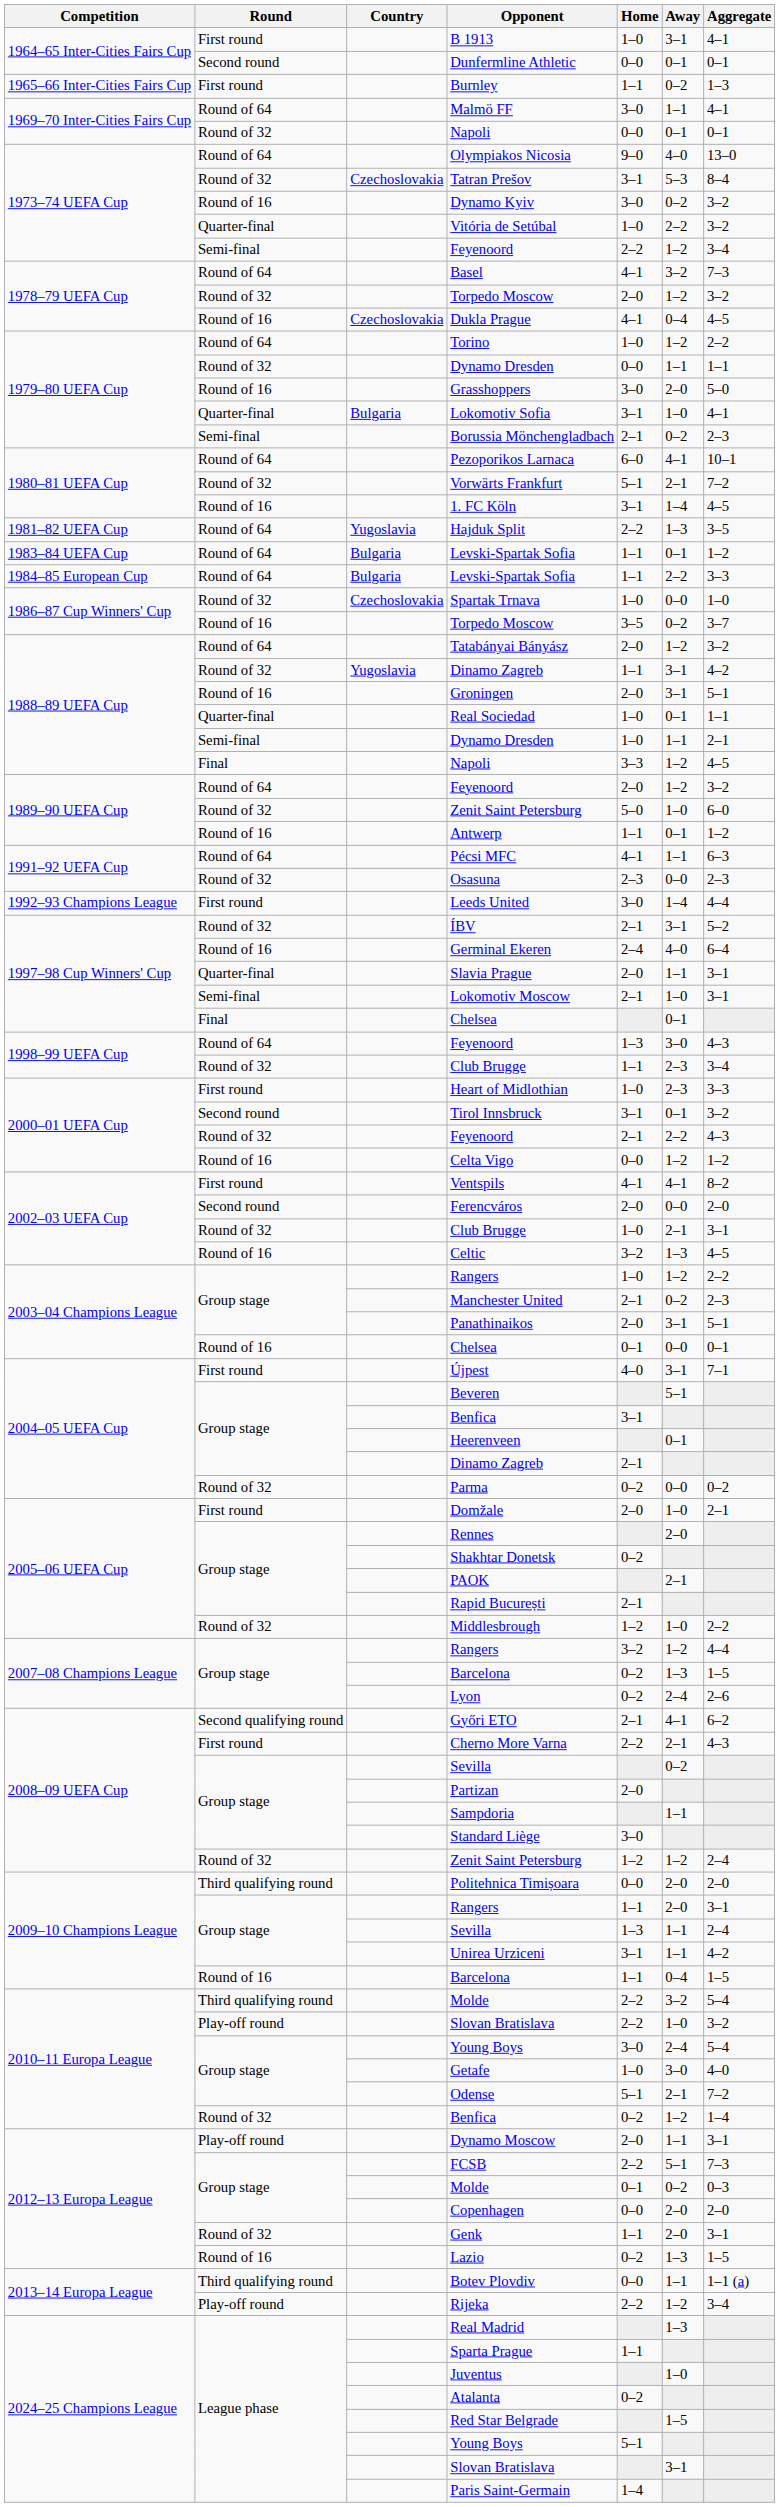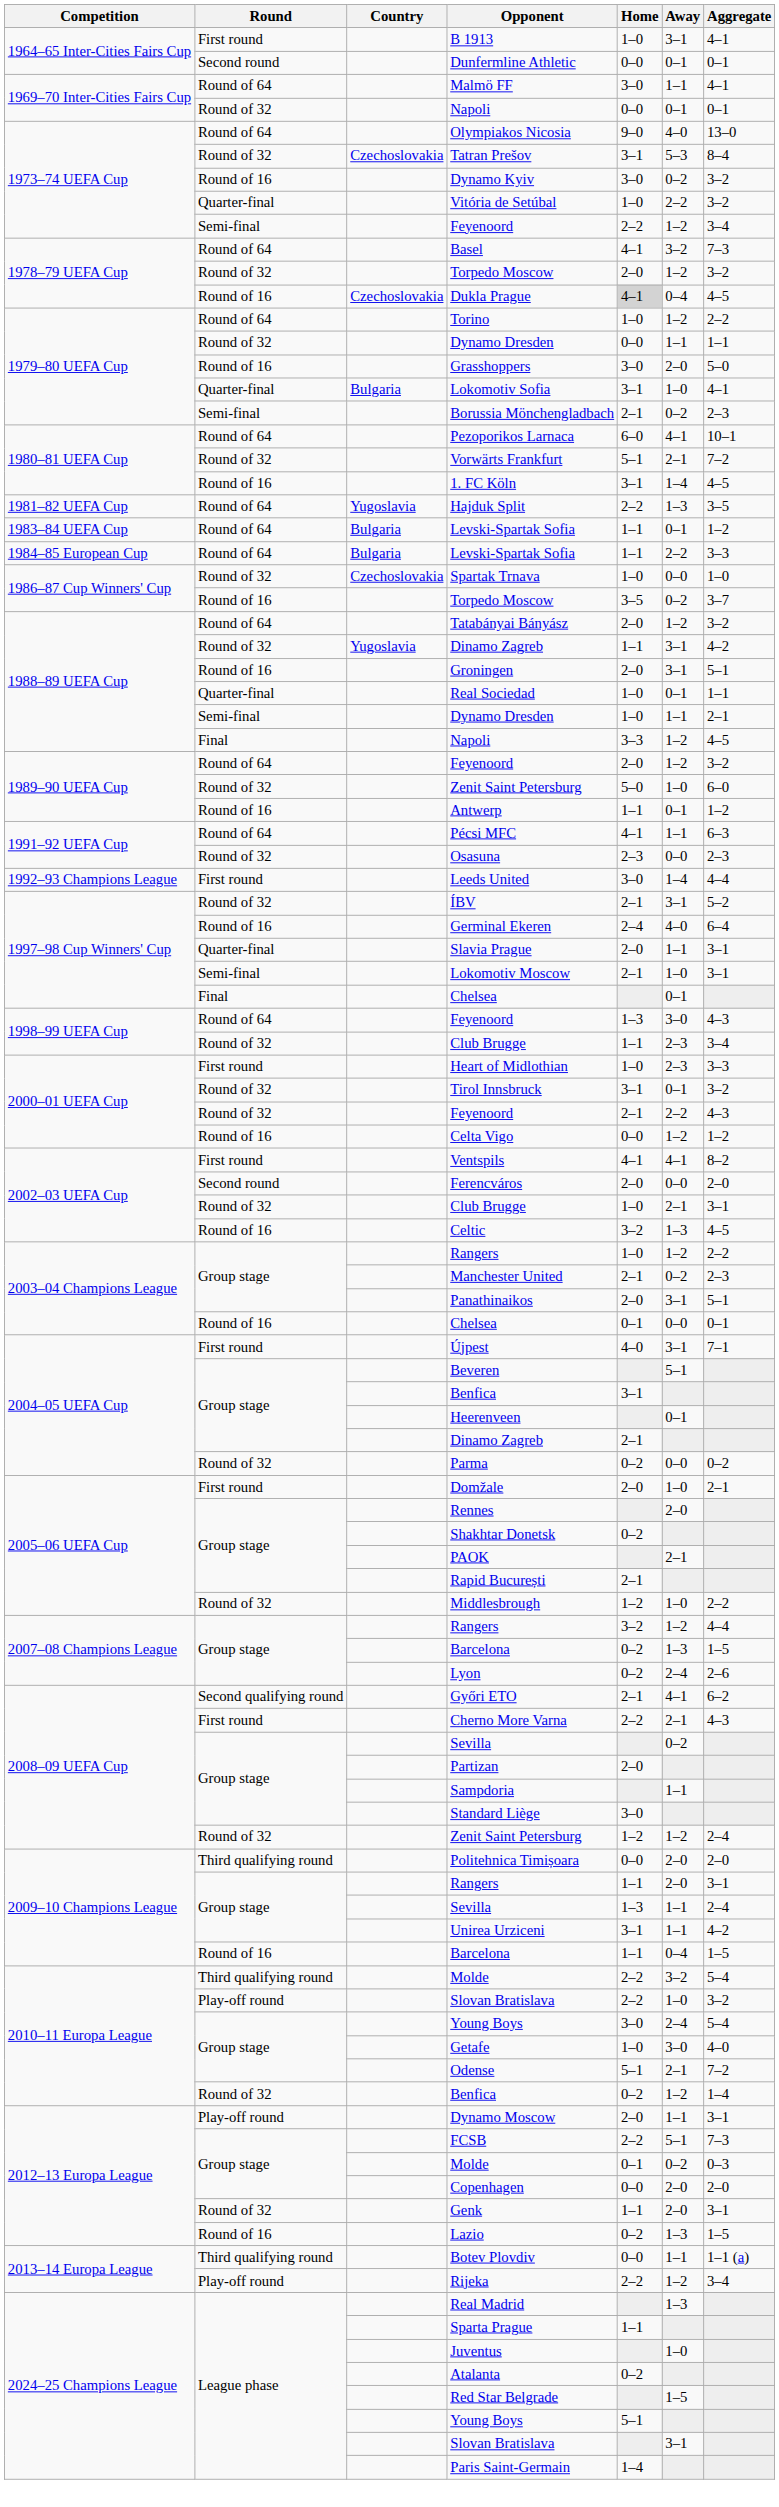- row: (99, 86)
(632, 319) no background -> (632, 296) lightgrey background
(239, 1113) Second round -> (235, 1090) Round of 32
